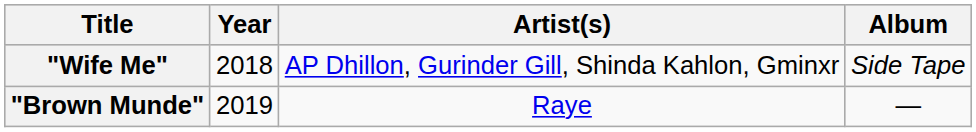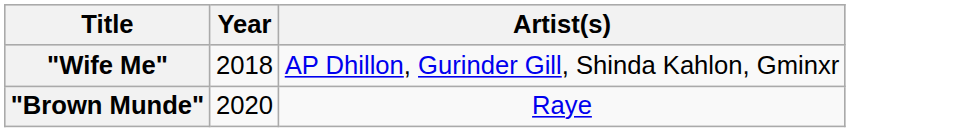- column: (908, 24)
(244, 106) 2019 -> (244, 106) 2020
